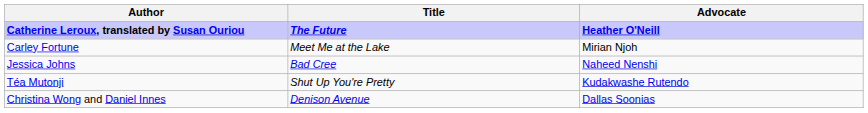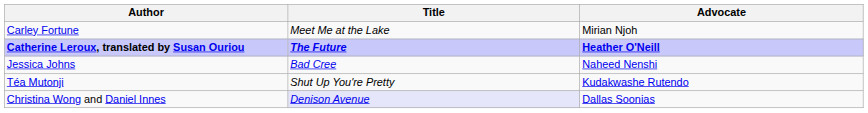rows swapped: (126, 30) <-> (43, 47)
(330, 99) no background -> (330, 99) lavender background
